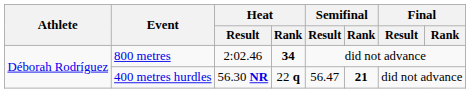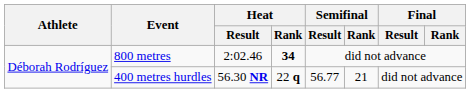(325, 77) 56.47 -> (325, 77) 56.77
(361, 77) bold -> (361, 77) normal
